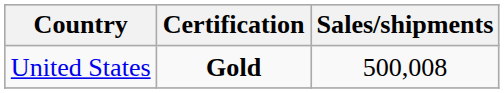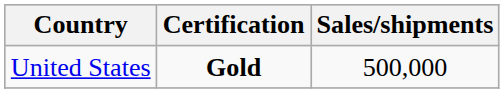(405, 66) 500,008 -> (405, 66) 500,000
